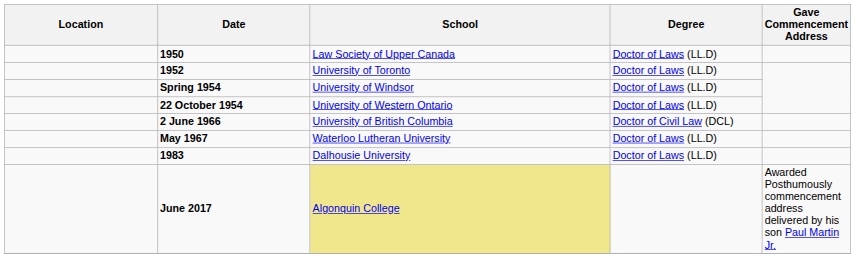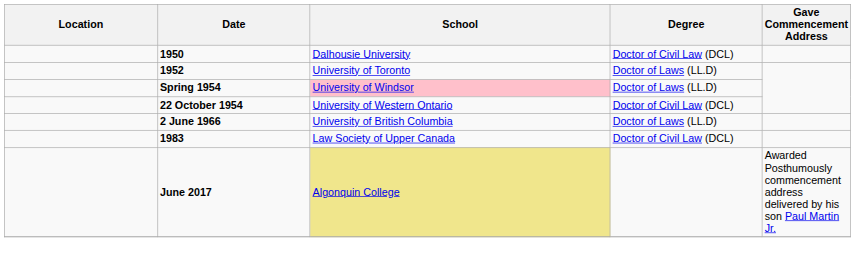(384, 54) Law Society of Upper Canada -> (361, 54) Dalhousie University
(665, 54) Doctor of Laws (LL.D) -> (673, 54) Doctor of Civil Law (DCL)
(363, 88) no background -> (363, 88) pink background
(665, 105) Doctor of Laws (LL.D) -> (673, 105) Doctor of Civil Law (DCL)
(673, 122) Doctor of Civil Law (DCL) -> (665, 122) Doctor of Laws (LL.D)
- row: (184, 139)
(361, 156) Dalhousie University -> (384, 139) Law Society of Upper Canada
(665, 156) Doctor of Laws (LL.D) -> (673, 139) Doctor of Civil Law (DCL)
